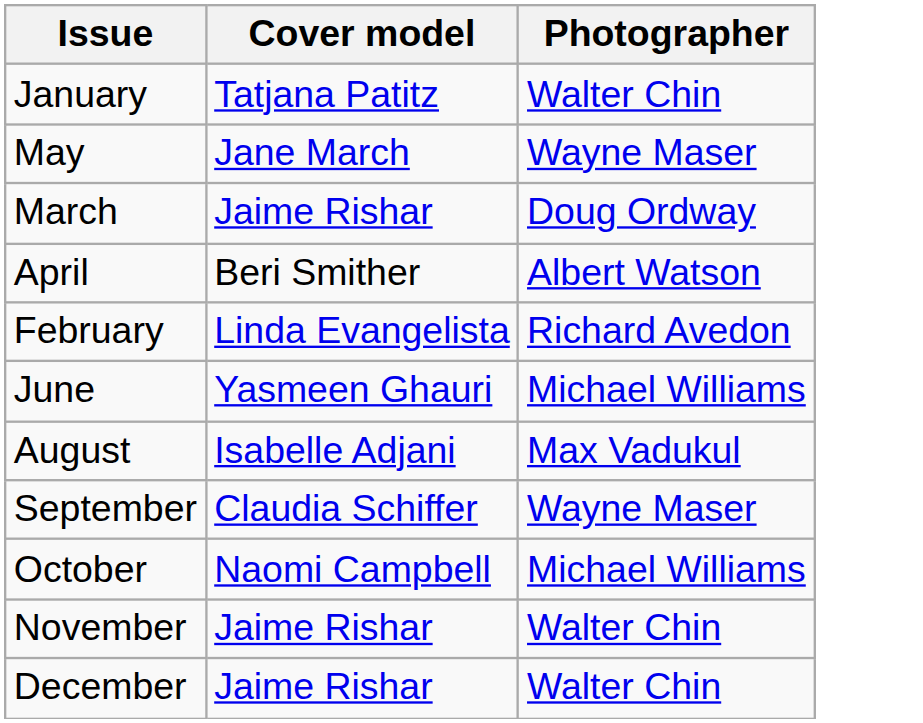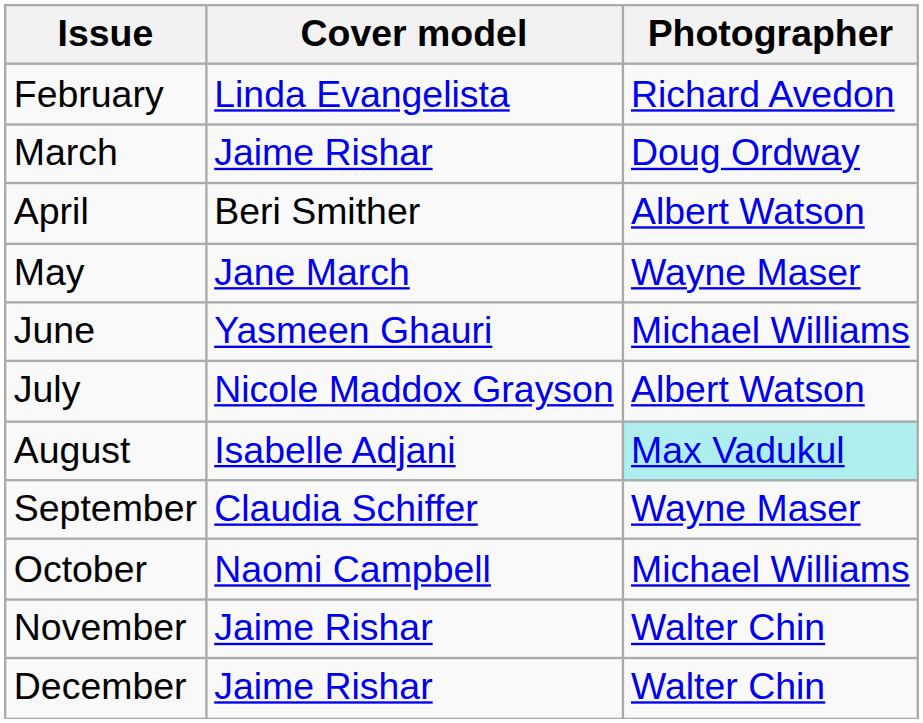- row: (80, 93)
rows swapped: (89, 331) <-> (49, 152)
+ row: (47, 390)
(634, 449) no background -> (738, 449) paleturquoise background
